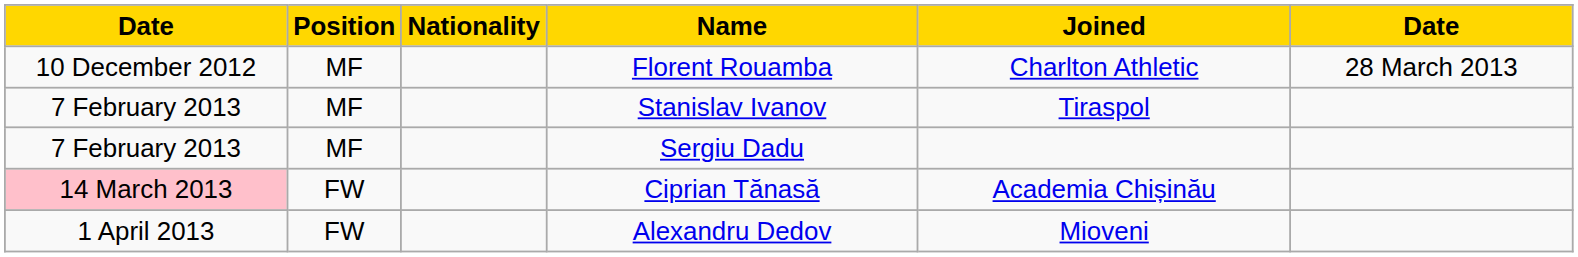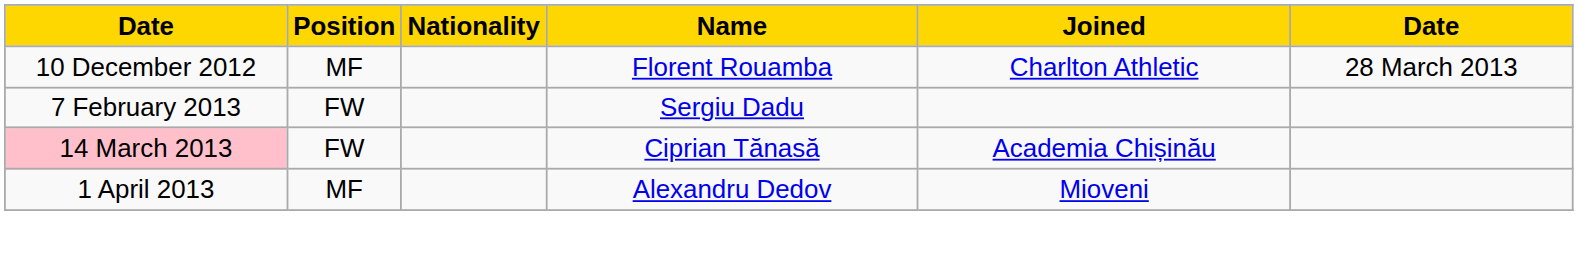- row: (732, 108)
(344, 149) MF -> (344, 108) FW
(344, 231) FW -> (344, 190) MF
